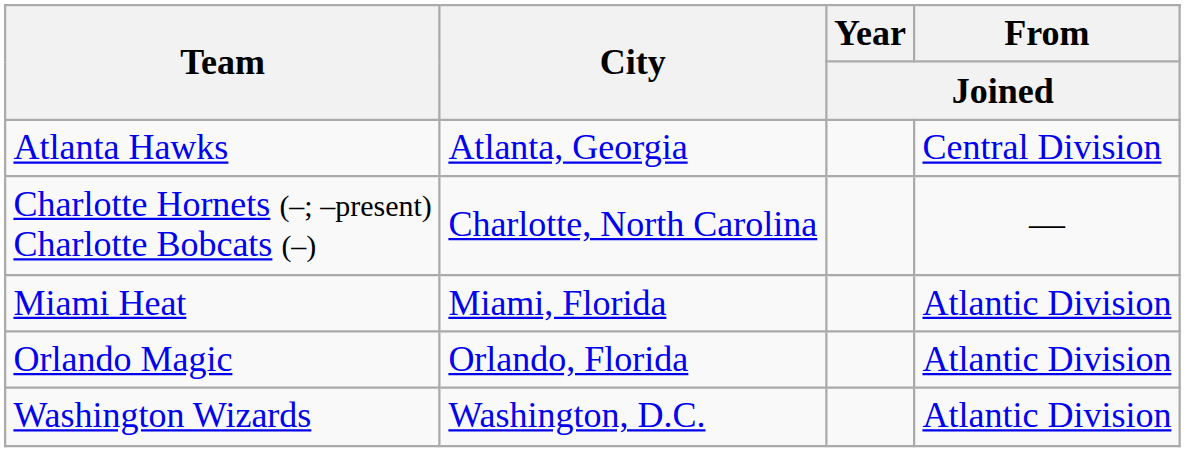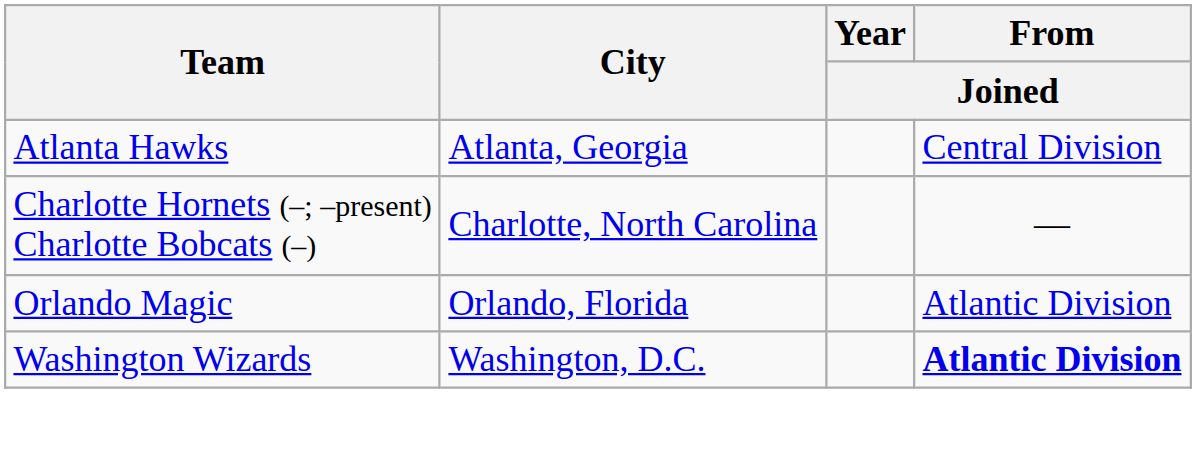- row: (100, 301)
(1047, 416) normal -> (1052, 359) bold
